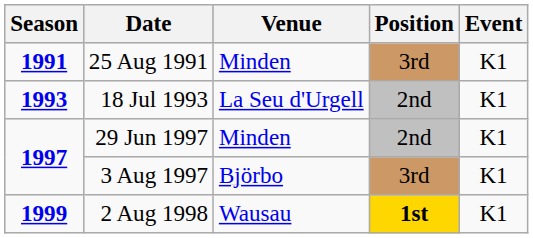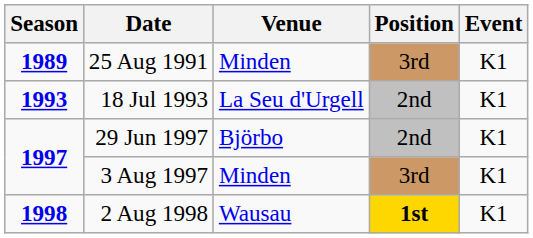(44, 61) 1991 -> (44, 61) 1989
(255, 138) Minden -> (251, 138) Björbo
(251, 176) Björbo -> (255, 176) Minden
(44, 214) 1999 -> (44, 214) 1998
